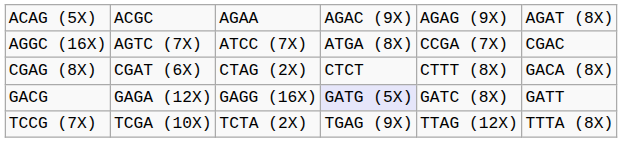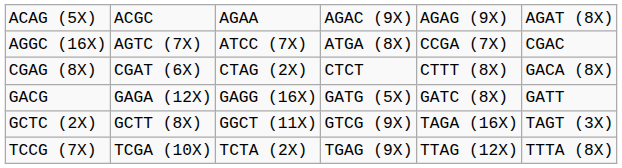(368, 97) lavender background -> (368, 97) no background
+ row: (53, 124)
